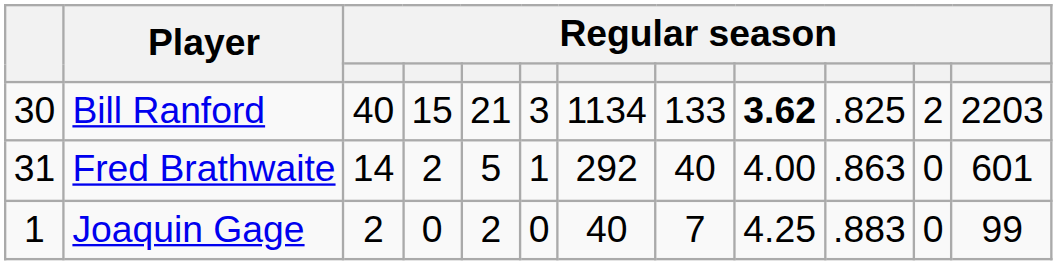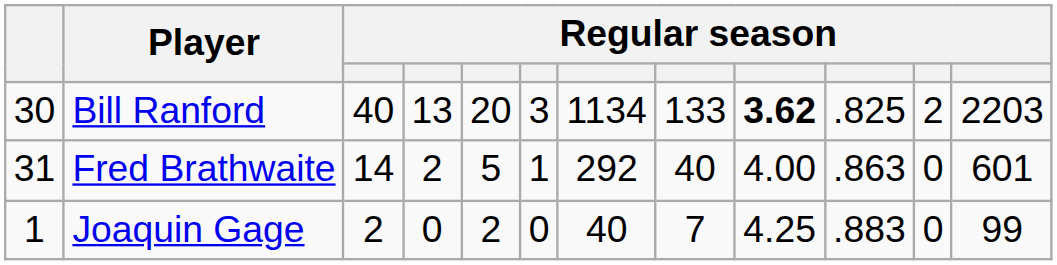(432, 110) 15 -> (432, 110) 13
(491, 110) 21 -> (491, 110) 20
